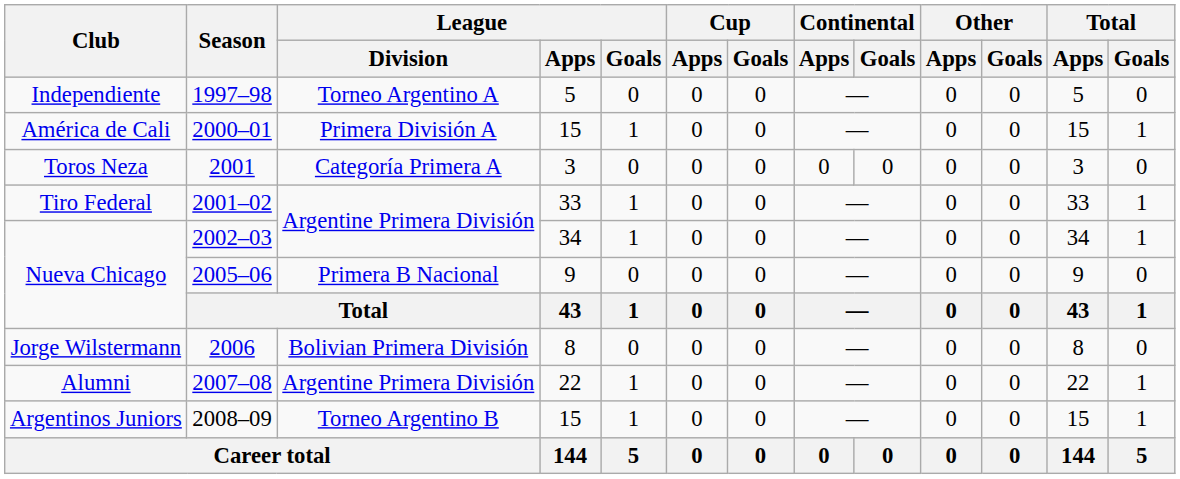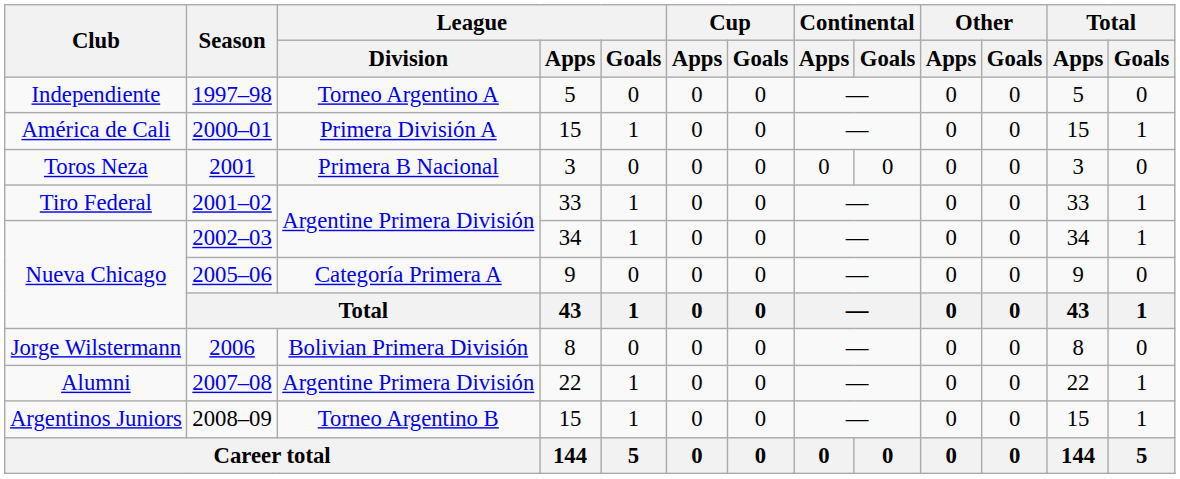(408, 166) Categoría Primera A -> (408, 166) Primera B Nacional
(408, 274) Primera B Nacional -> (408, 274) Categoría Primera A
